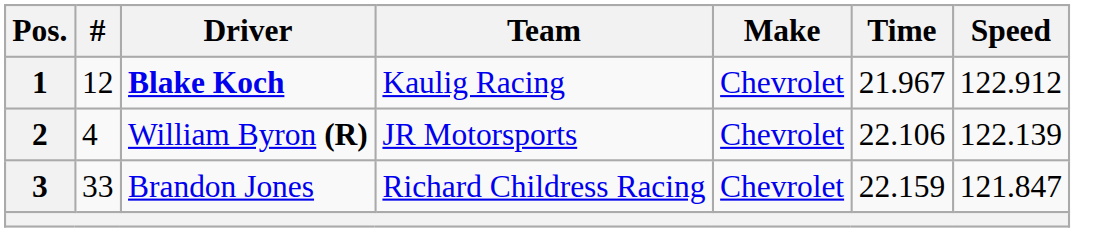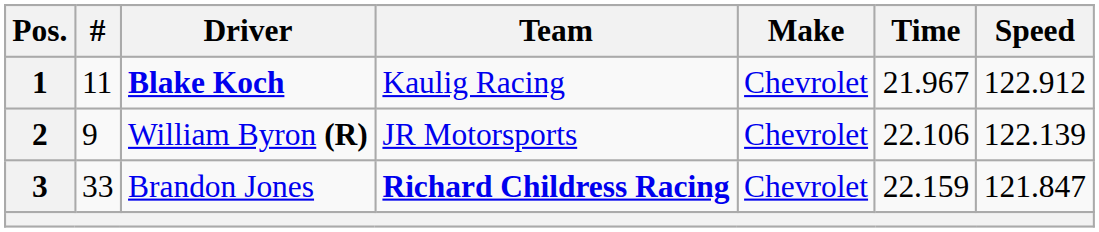(98, 82) 12 -> (97, 82) 11
(90, 134) 4 -> (90, 134) 9
(544, 186) normal -> (556, 186) bold
